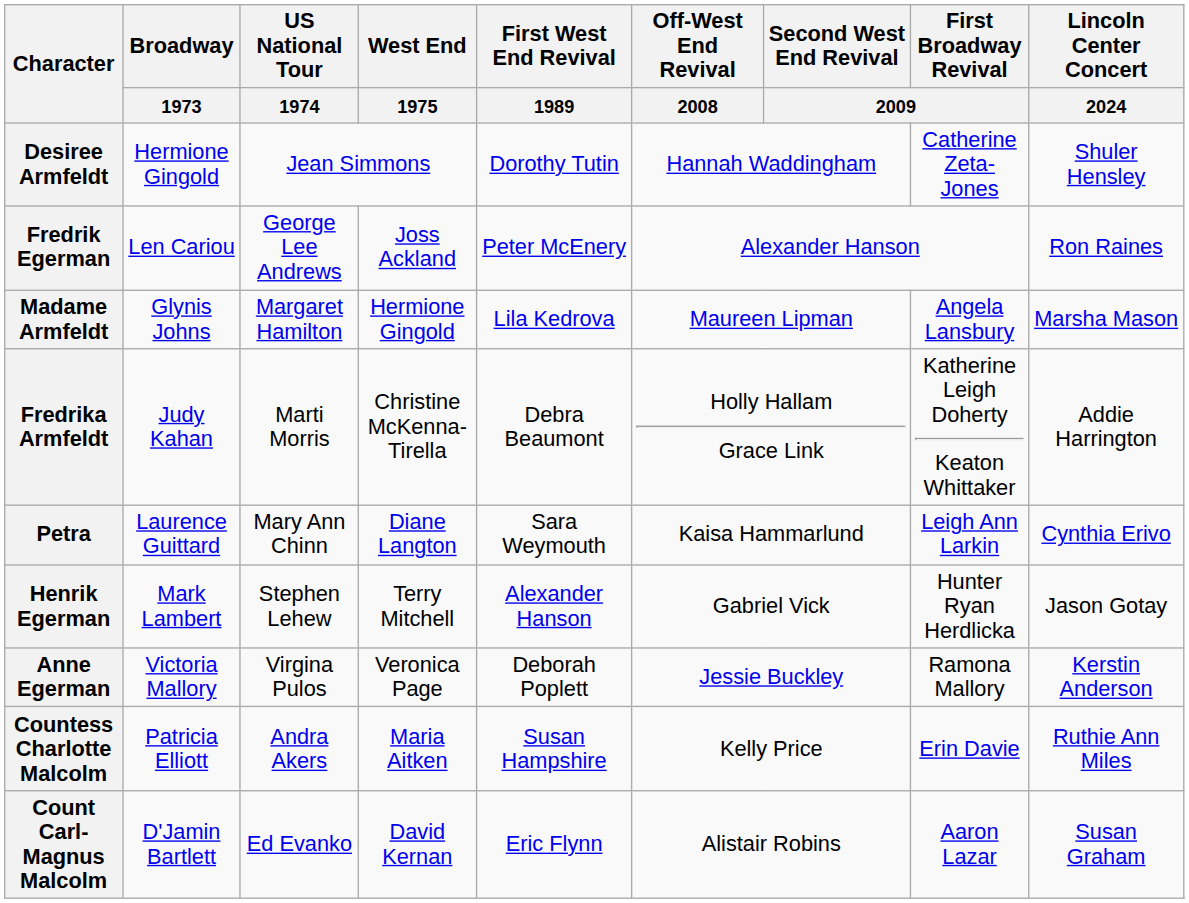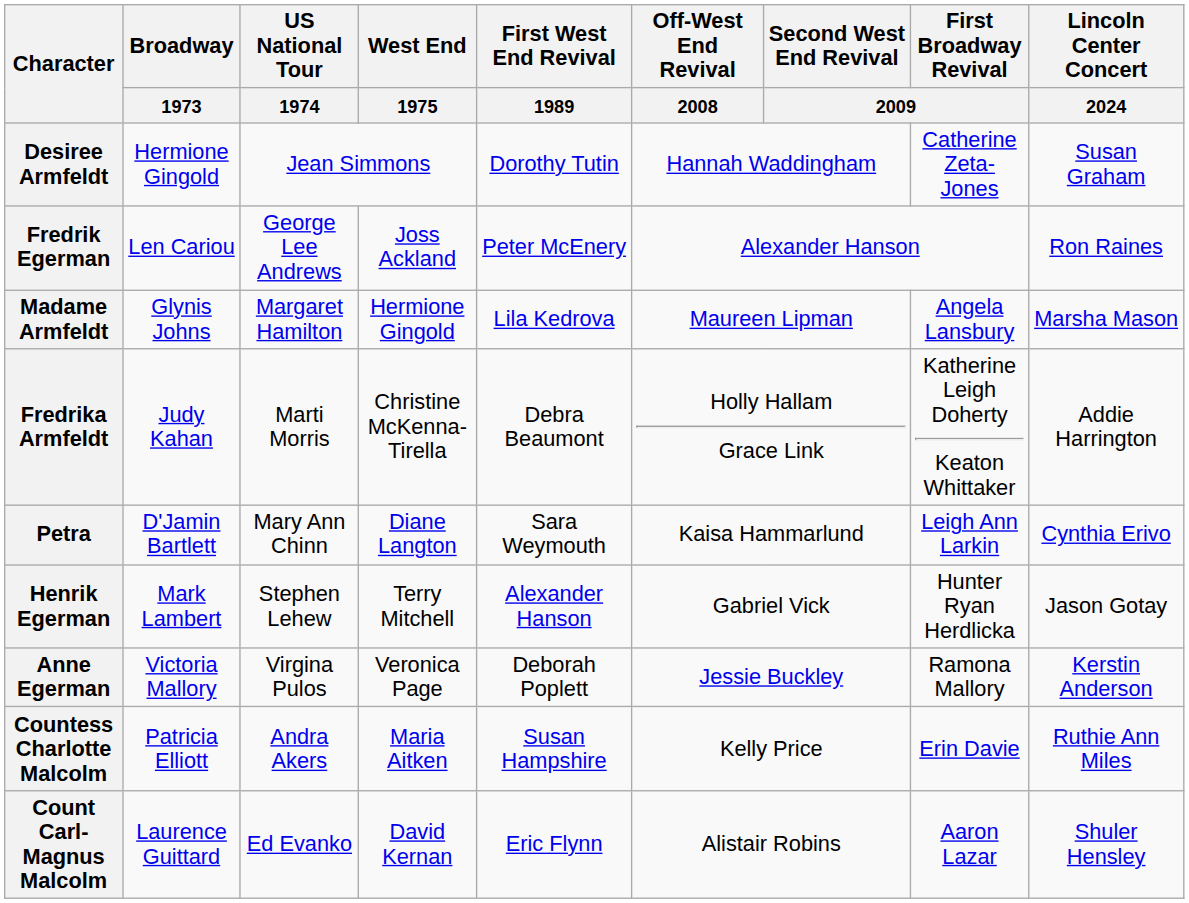(1106, 164) Shuler Hensley -> (1106, 164) Susan Graham
(182, 534) Laurence Guittard -> (182, 534) D'Jamin Bartlett
(182, 844) D'Jamin Bartlett -> (182, 844) Laurence Guittard
(1106, 844) Susan Graham -> (1106, 844) Shuler Hensley
